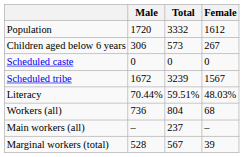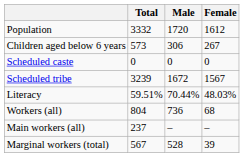columns swapped: (183, 12) <-> (147, 12)
